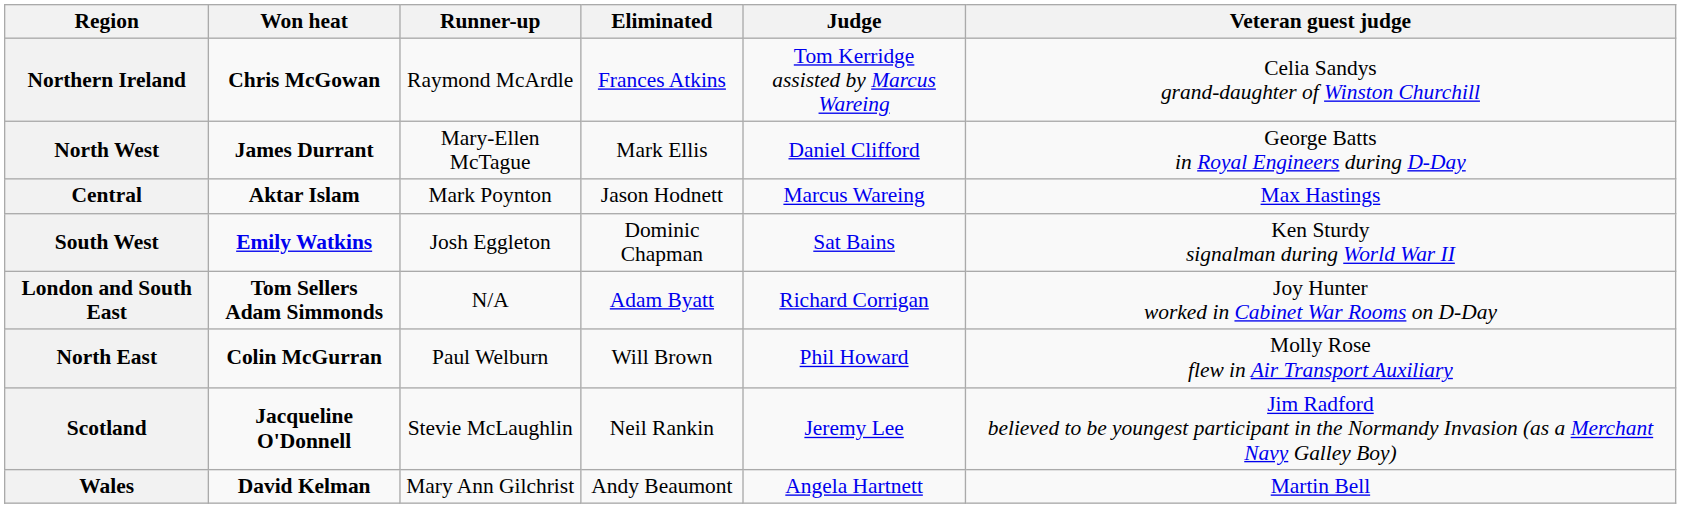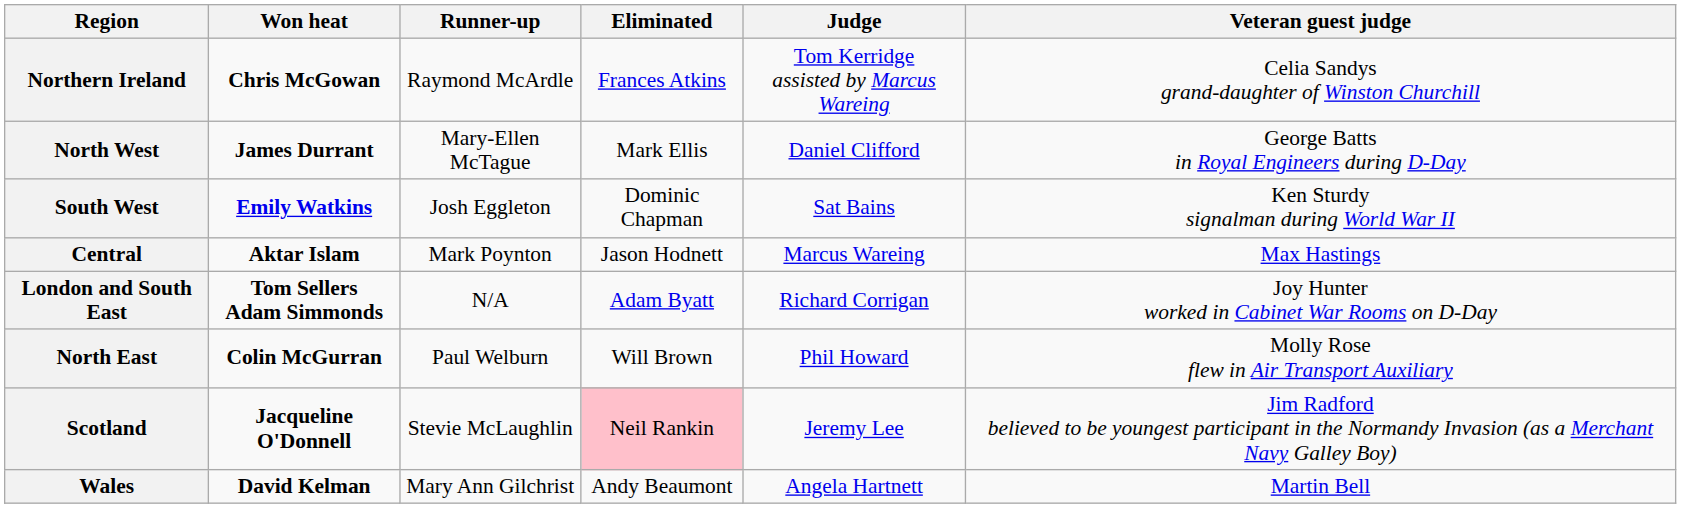rows swapped: (107, 241) <-> (107, 195)
(662, 428) no background -> (662, 428) pink background
